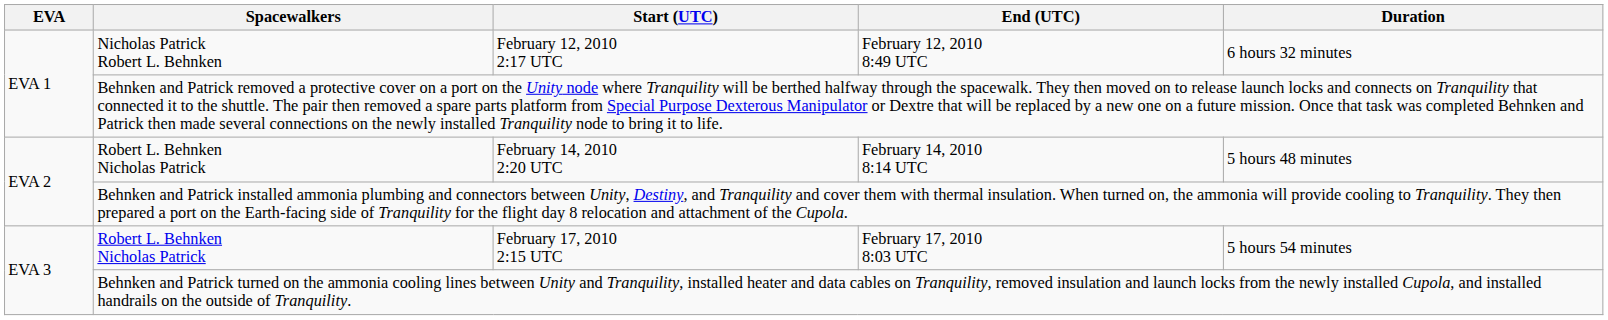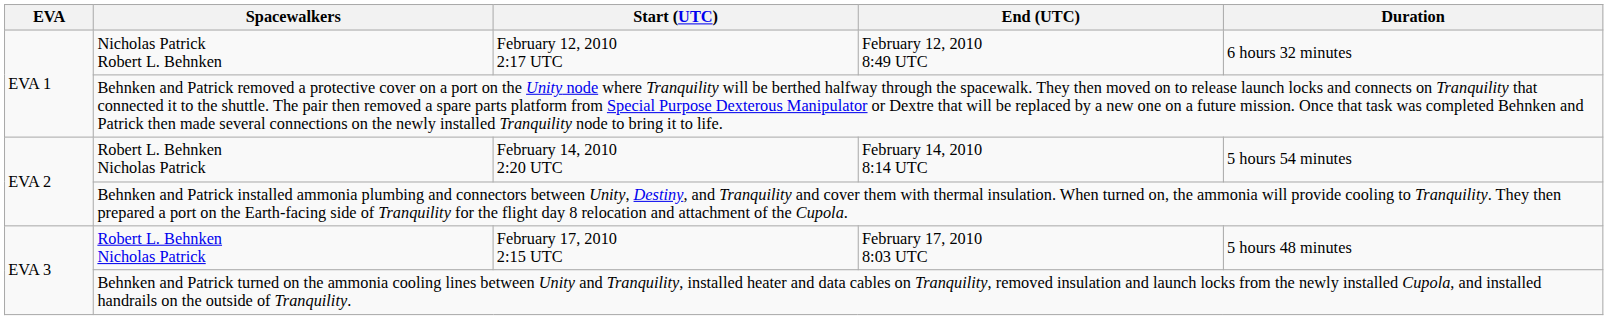(1289, 159) 5 hours 48 minutes -> (1289, 159) 5 hours 54 minutes
(1289, 247) 5 hours 54 minutes -> (1289, 247) 5 hours 48 minutes
